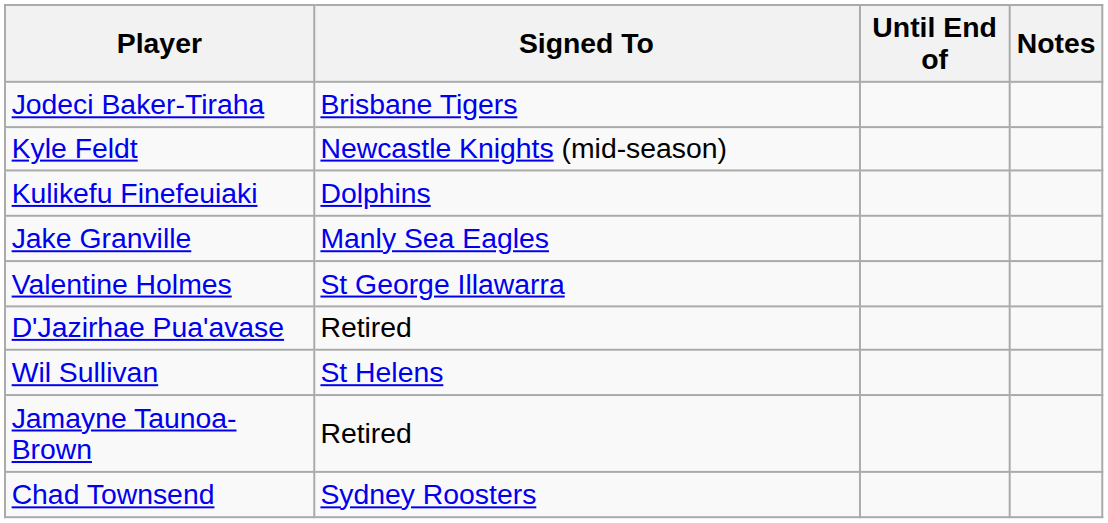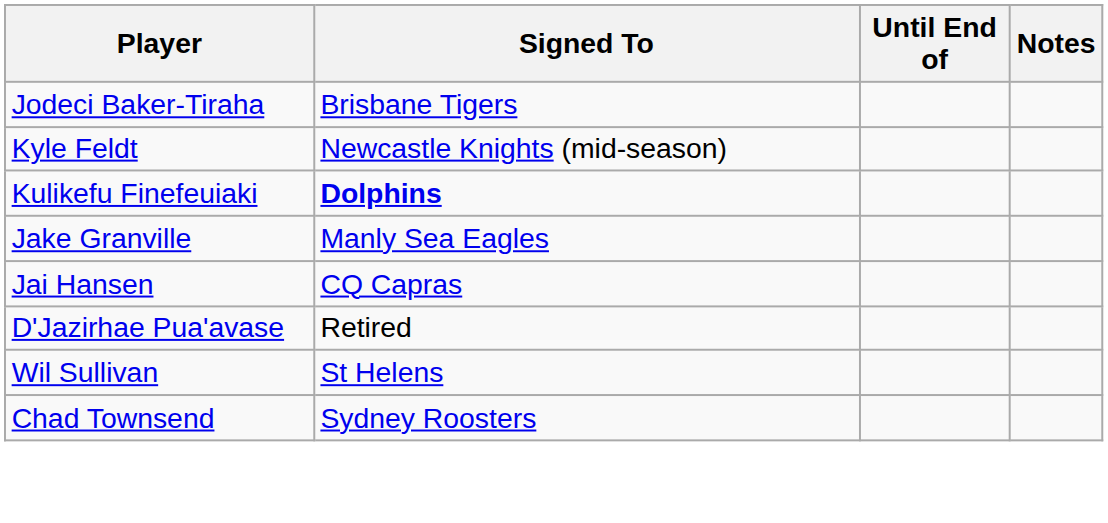(376, 194) normal -> (381, 194) bold
+ row: (83, 283)
- row: (122, 283)
- row: (124, 434)
